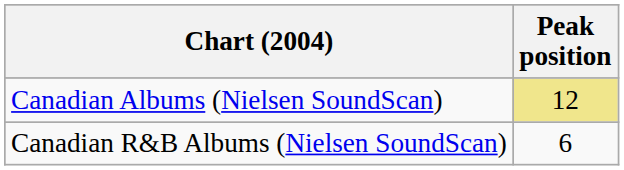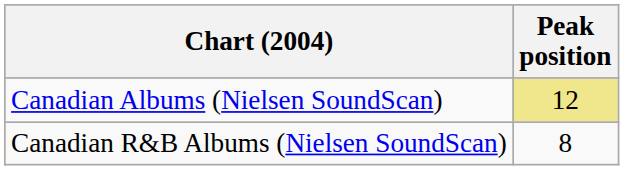(565, 142) 6 -> (565, 142) 8
